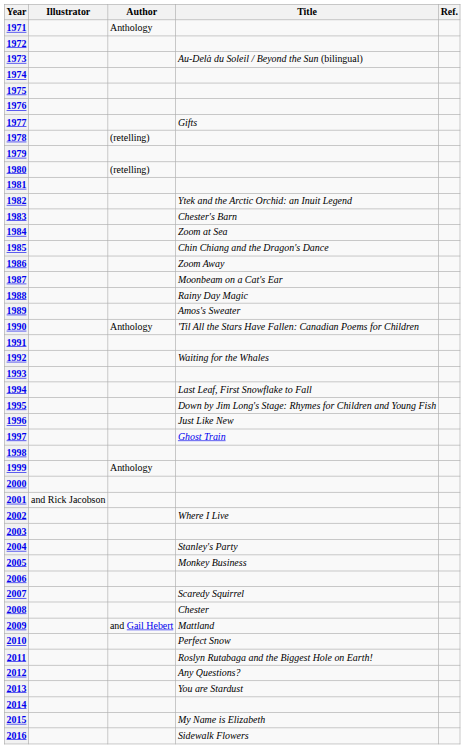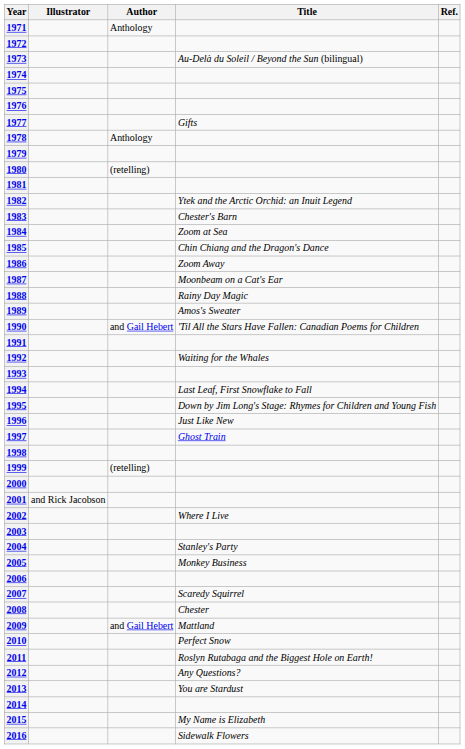(130, 138) (retelling) -> (131, 138) Anthology
(131, 327) Anthology -> (142, 327) and Gail Hebert
(131, 468) Anthology -> (130, 468) (retelling)
